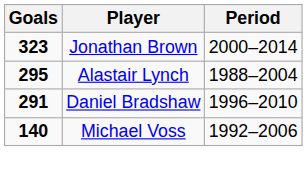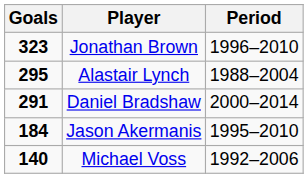(253, 46) 2000–2014 -> (254, 46) 1996–2010
(253, 103) 1996–2010 -> (254, 103) 2000–2014
+ row: (134, 131)
